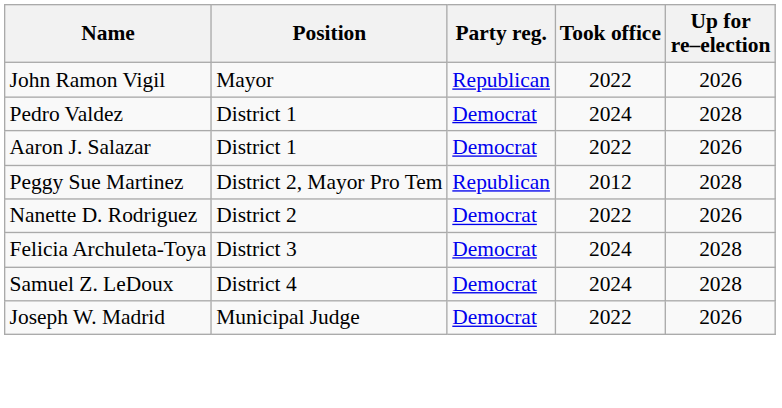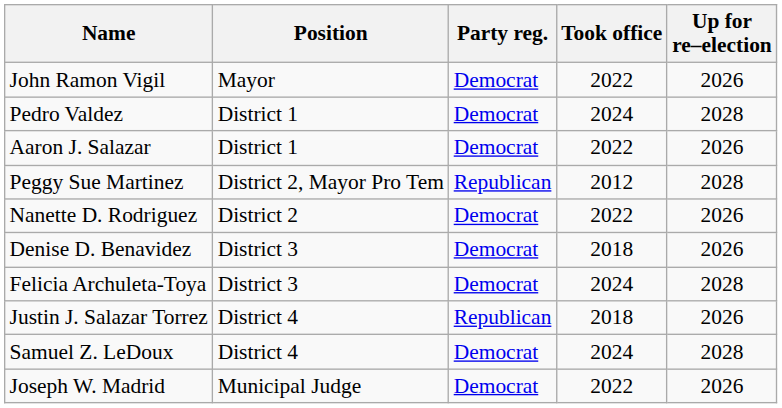(501, 79) Republican -> (496, 79) Democrat
+ row: (100, 249)
+ row: (109, 317)
